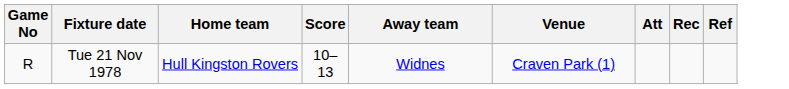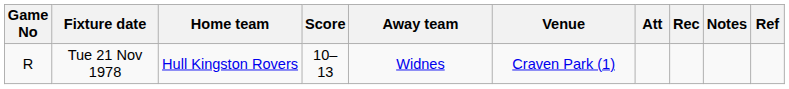+ column: (727, 24)
